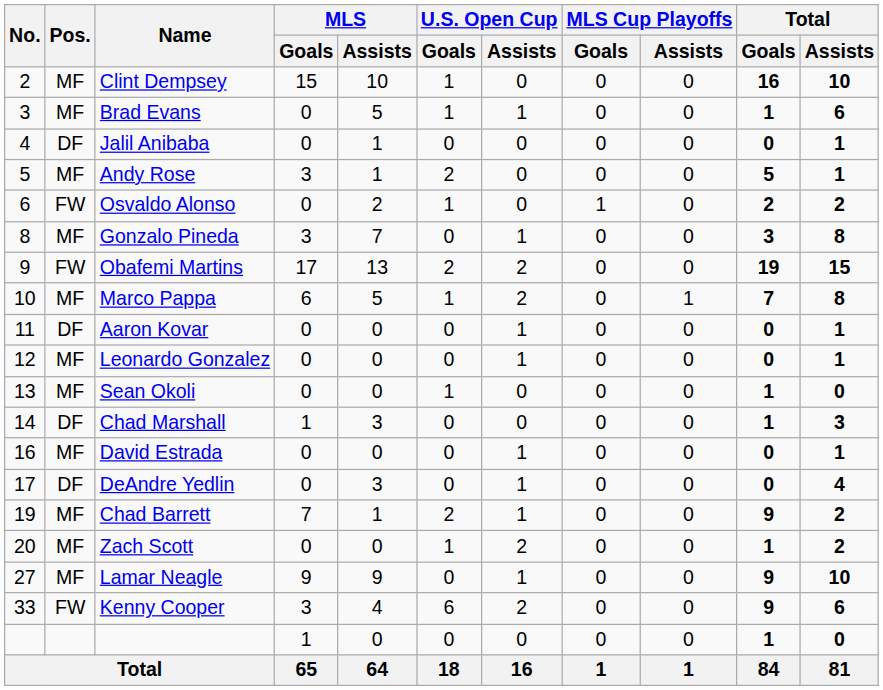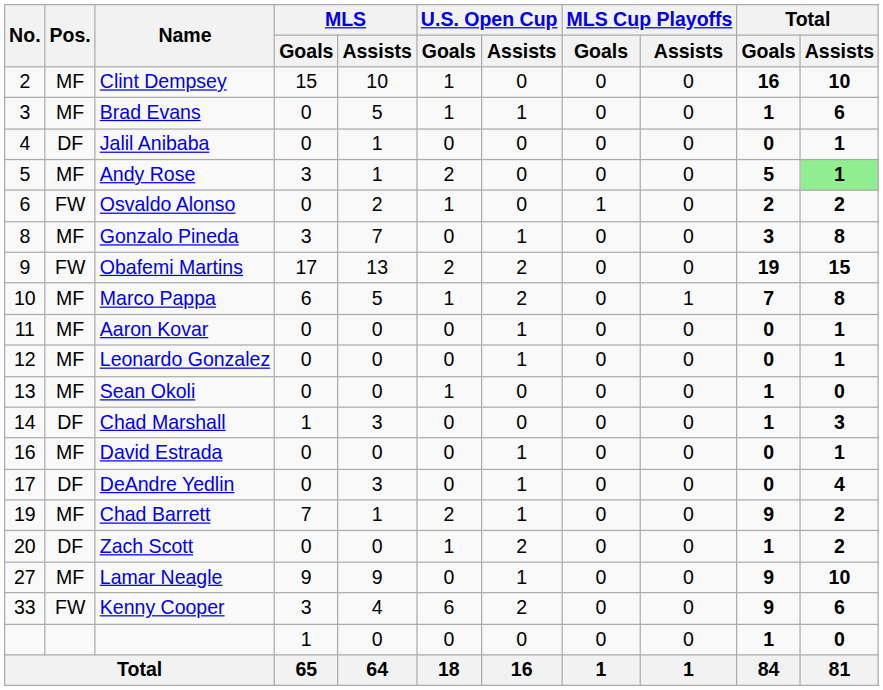(839, 174) no background -> (839, 174) lightgreen background
(70, 329) DF -> (70, 329) MF
(70, 546) MF -> (70, 546) DF
